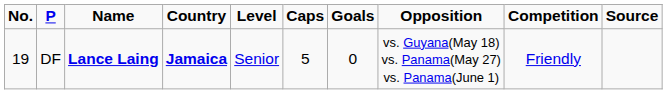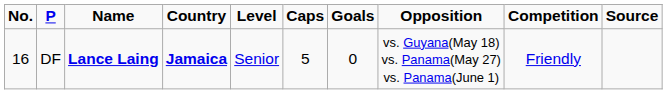(21, 58) 19 -> (21, 58) 16
